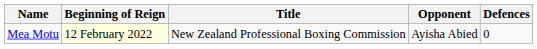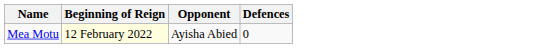- column: (288, 14)
